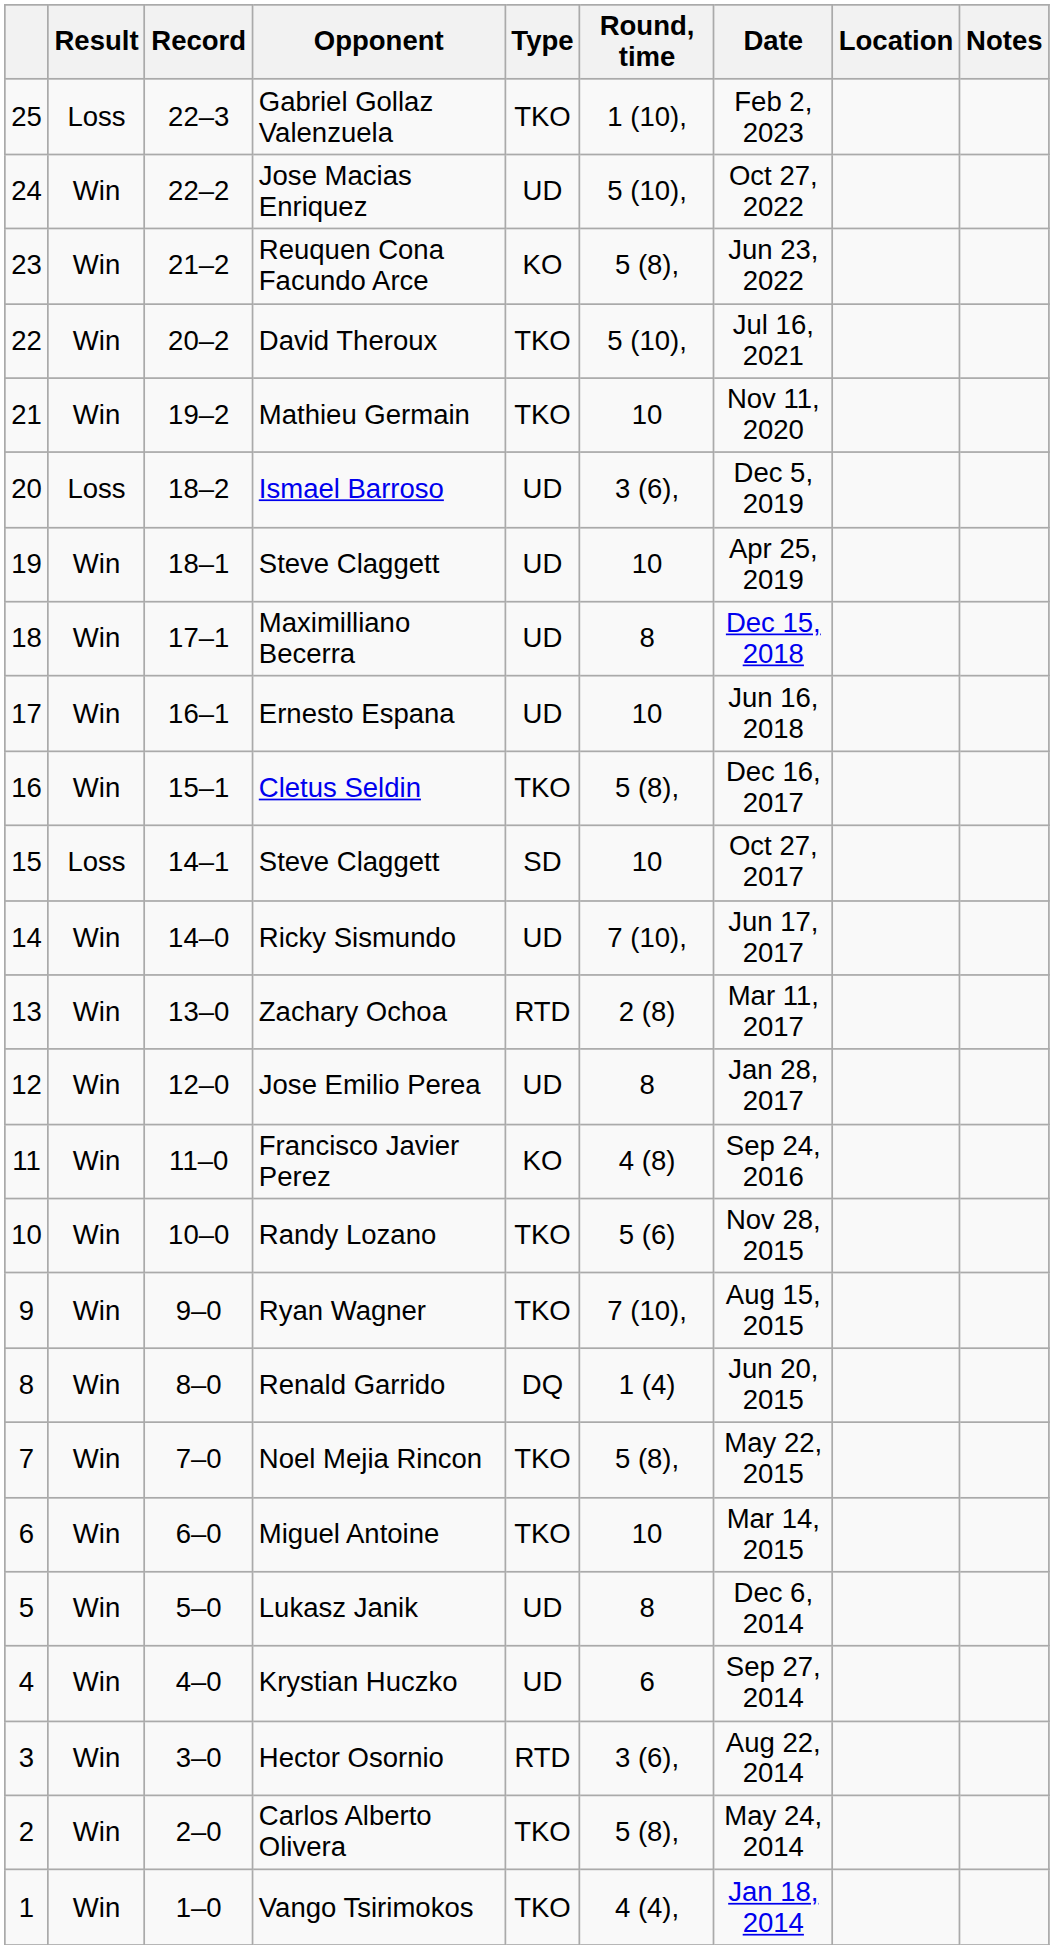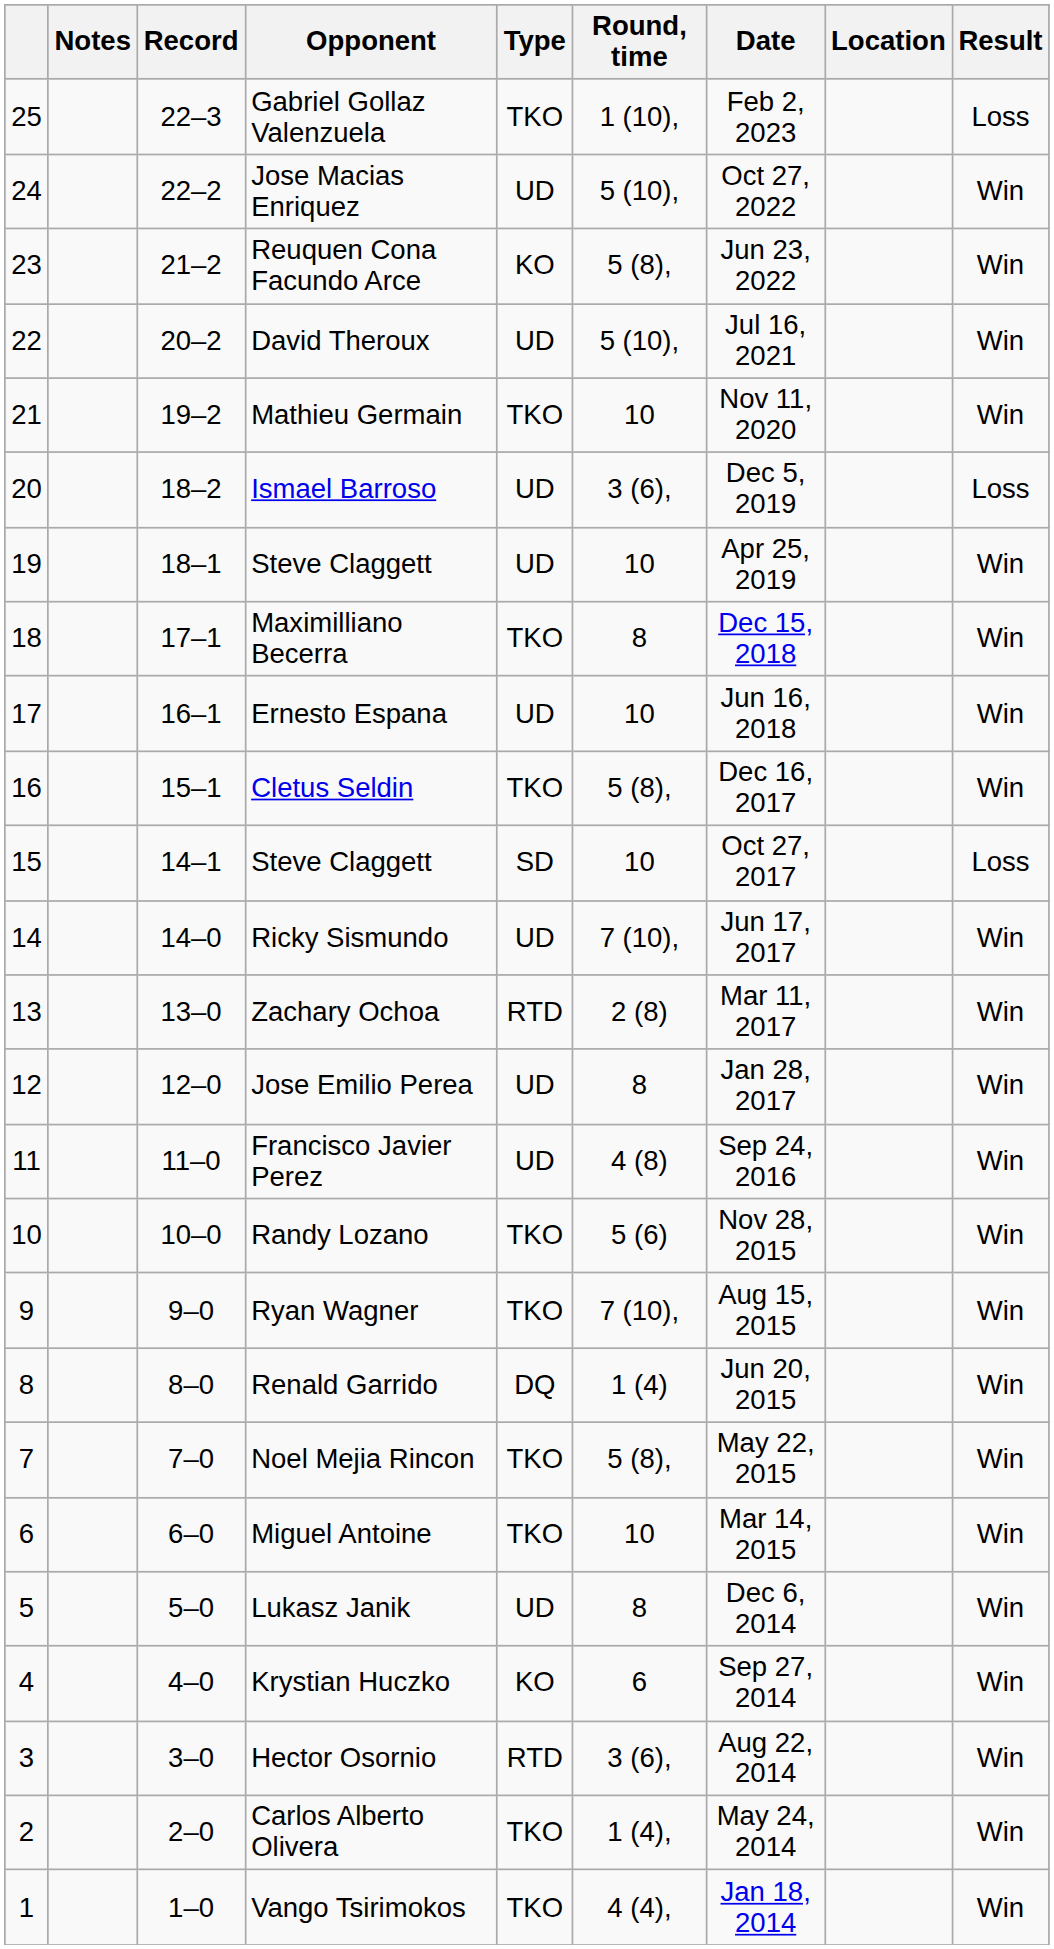columns swapped: (97, 41) <-> (1004, 41)
(542, 340) TKO -> (535, 340) UD
(542, 638) UD -> (535, 638) TKO
(542, 1160) KO -> (535, 1160) UD
(542, 1683) UD -> (535, 1683) KO
(647, 1832) 5 (8), -> (639, 1832) 1 (4),
